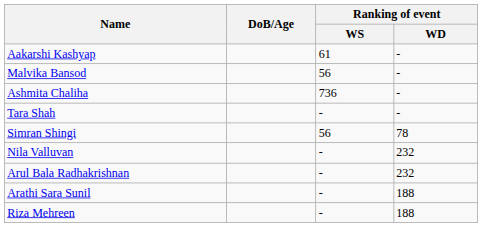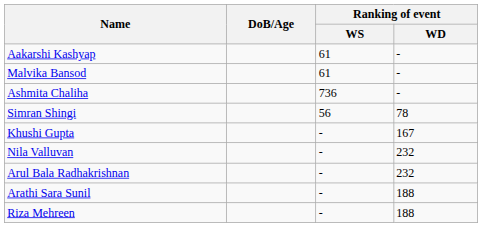(325, 73) 56 -> (325, 73) 61
- row: (31, 113)
+ row: (41, 133)
